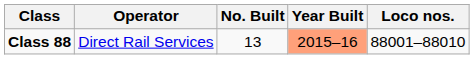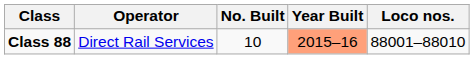(253, 41) 13 -> (253, 41) 10
